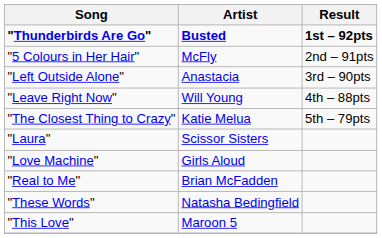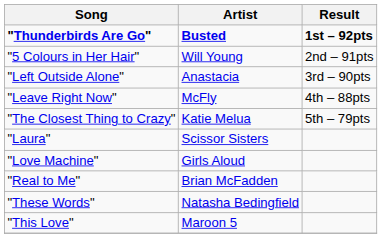(199, 56) McFly -> (212, 56) Will Young
(212, 98) Will Young -> (199, 98) McFly
